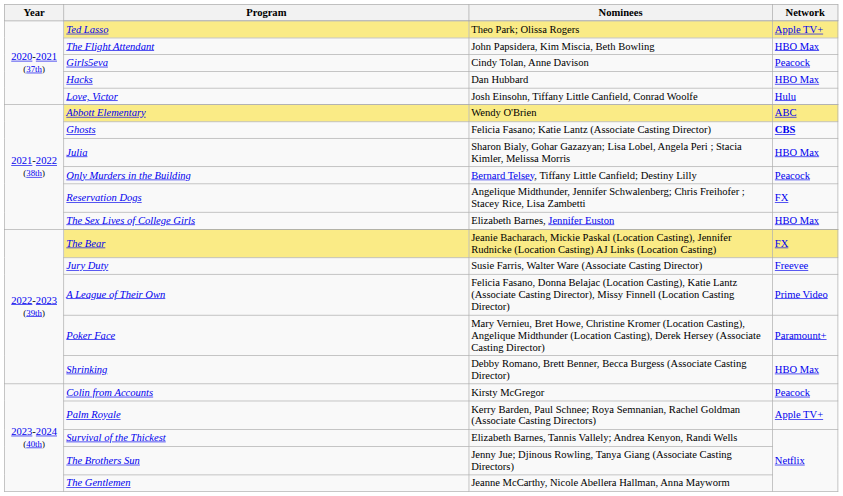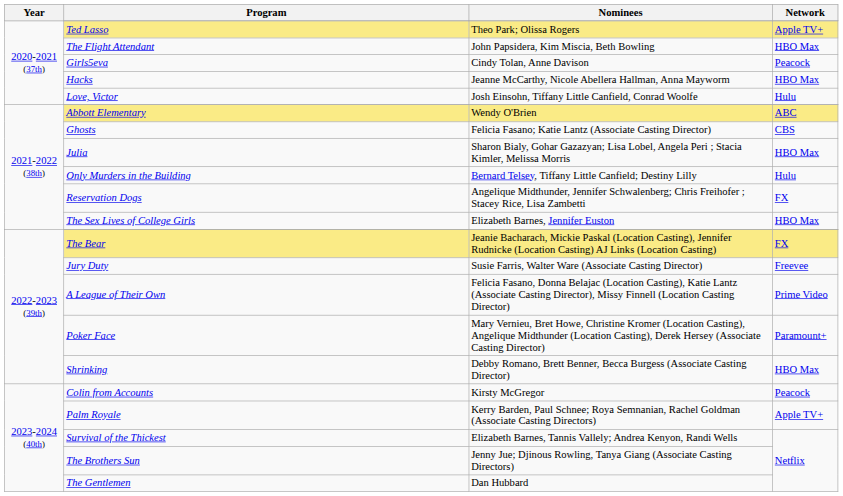(500, 79) Dan Hubbard -> (600, 79) Jeanne McCarthy, Nicole Abellera Hallman, Anna Mayworm
(785, 130) bold -> (785, 130) normal
(792, 175) Peacock -> (785, 175) Hulu
(600, 483) Jeanne McCarthy, Nicole Abellera Hallman, Anna Mayworm -> (500, 483) Dan Hubbard
